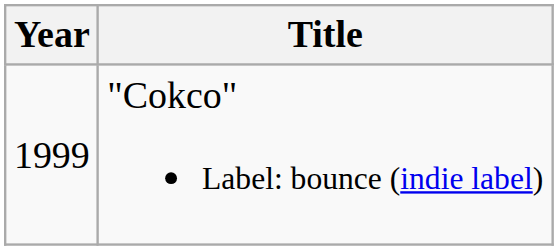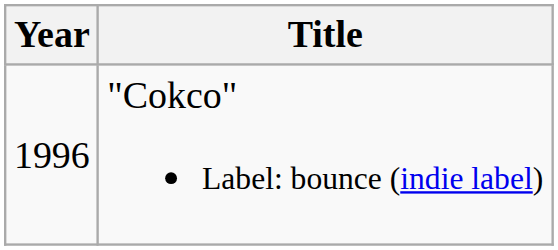(52, 153) 1999 -> (52, 153) 1996
